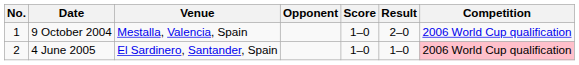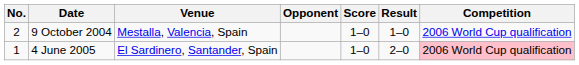(16, 32) 1 -> (16, 32) 2
(399, 32) 2–0 -> (399, 32) 1–0
(16, 50) 2 -> (16, 50) 1
(399, 50) 1–0 -> (399, 50) 2–0
